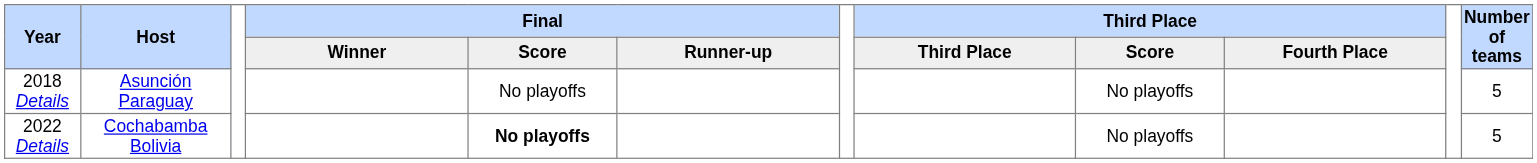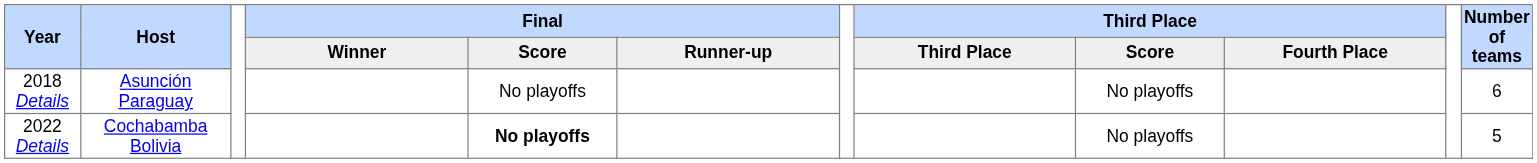(1497, 91) 5 -> (1497, 91) 6
